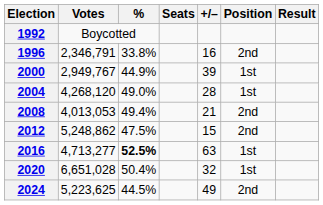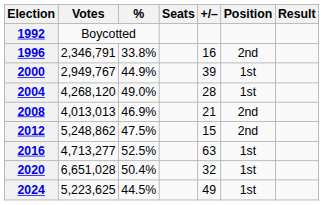(88, 111) 4,013,053 -> (88, 111) 4,013,013
(139, 111) 49.4% -> (139, 111) 46.9%
(139, 151) bold -> (139, 151) normal
(248, 190) 2nd -> (248, 190) 1st
